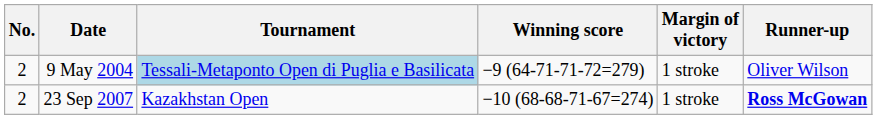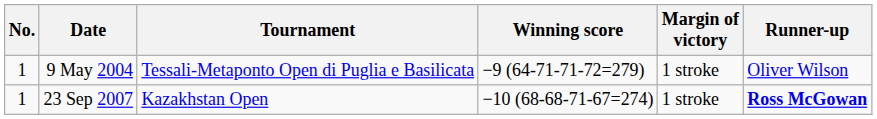(22, 70) 2 -> (22, 70) 1
(308, 70) lightblue background -> (308, 70) no background
(22, 99) 2 -> (22, 99) 1
